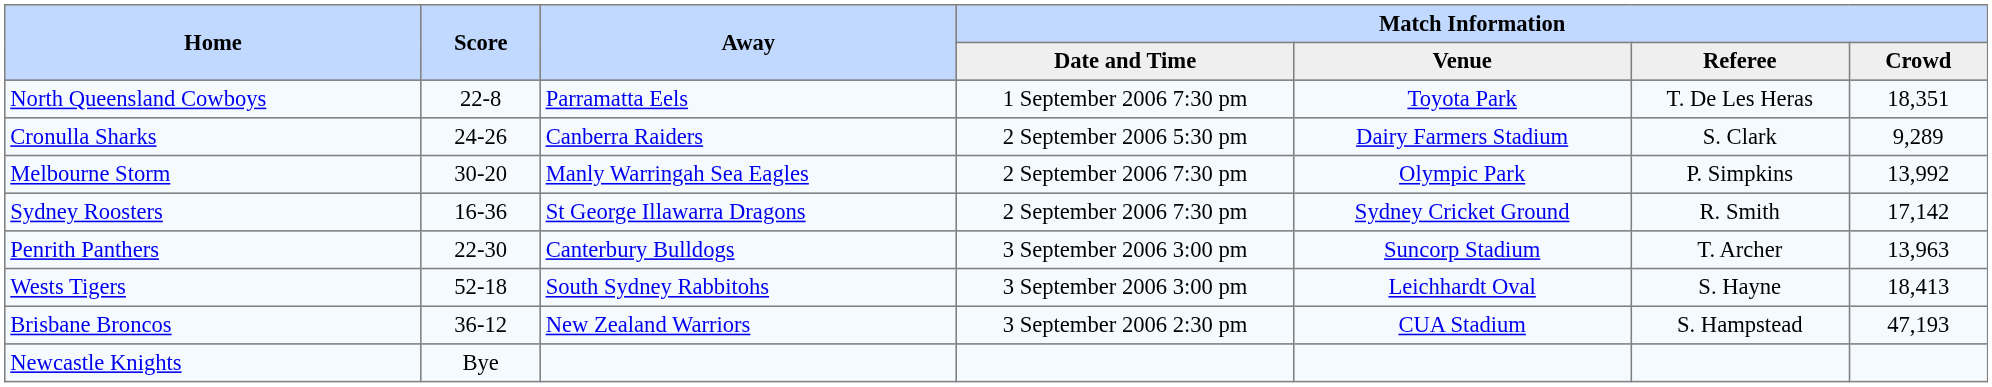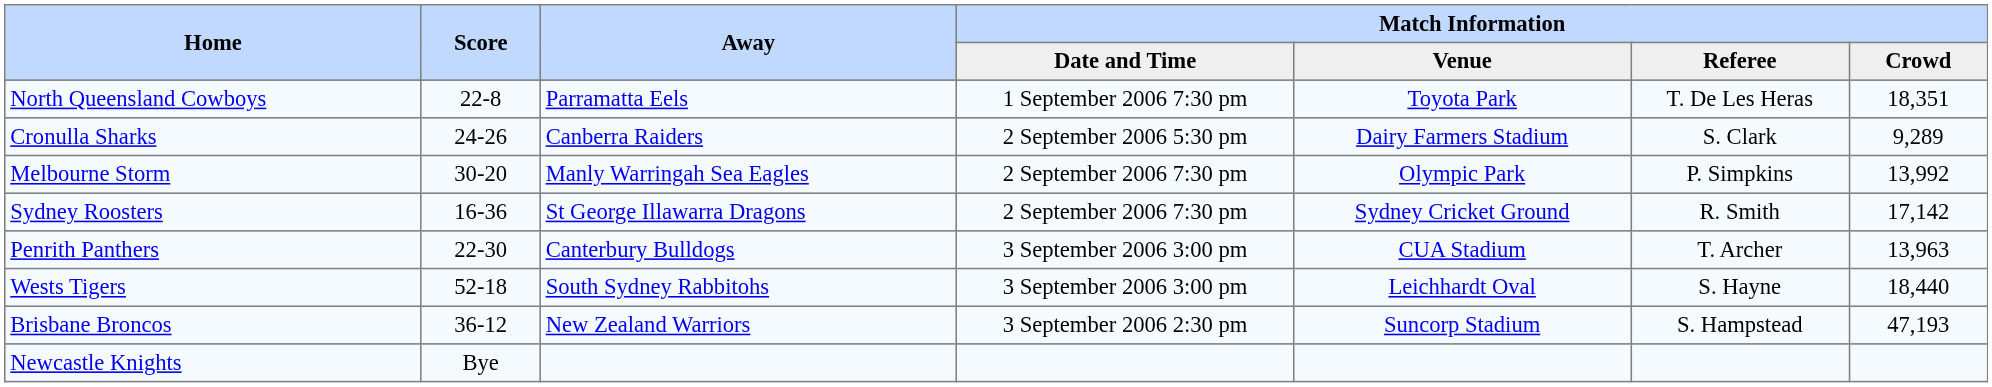(1462, 249) Suncorp Stadium -> (1462, 249) CUA Stadium
(1918, 287) 18,413 -> (1918, 287) 18,440
(1462, 324) CUA Stadium -> (1462, 324) Suncorp Stadium
